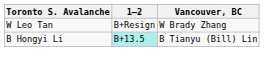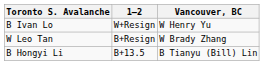+ row: (30, 25)
(129, 39) paleturquoise background -> (129, 53) no background
